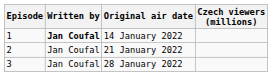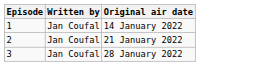- column: (231, 16)
(73, 36) bold -> (73, 26) normal
